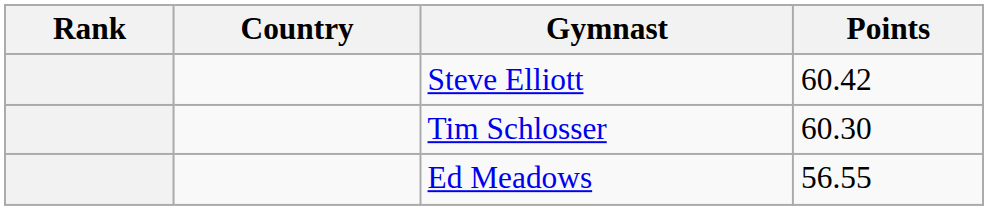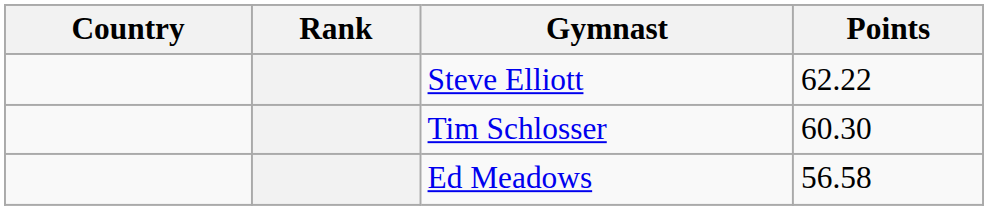columns swapped: (90, 29) <-> (297, 29)
(836, 79) 60.42 -> (836, 79) 62.22
(836, 178) 56.55 -> (836, 178) 56.58
